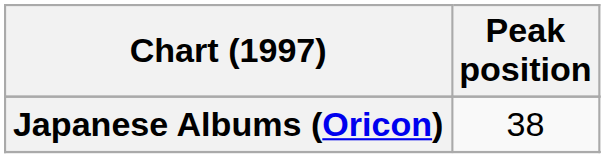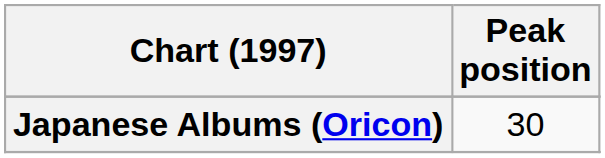(525, 123) 38 -> (525, 123) 30
